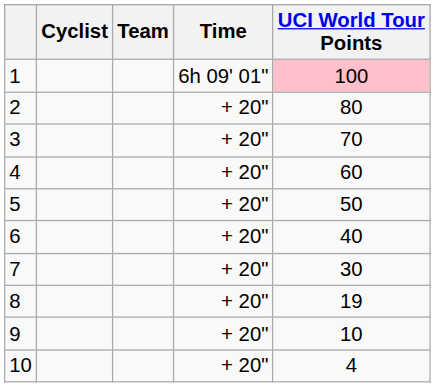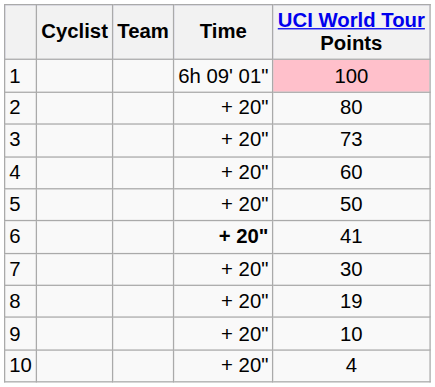(351, 140) 70 -> (351, 140) 73
(245, 236) normal -> (244, 236) bold
(351, 236) 40 -> (351, 236) 41
